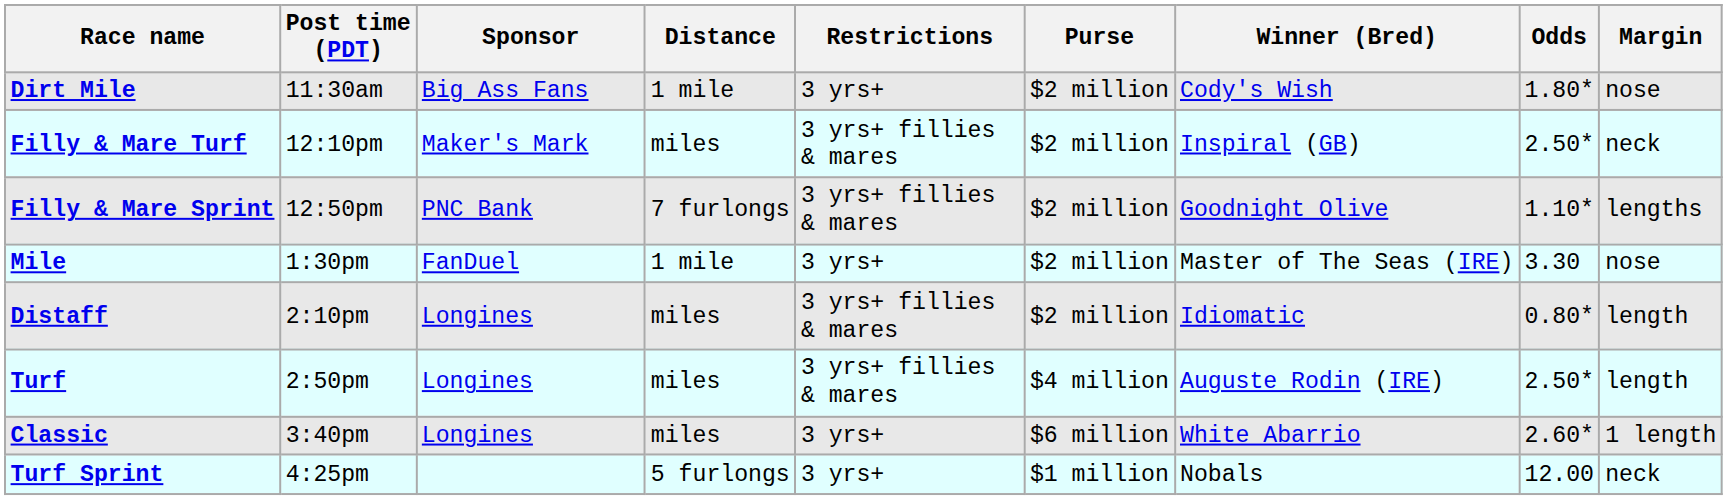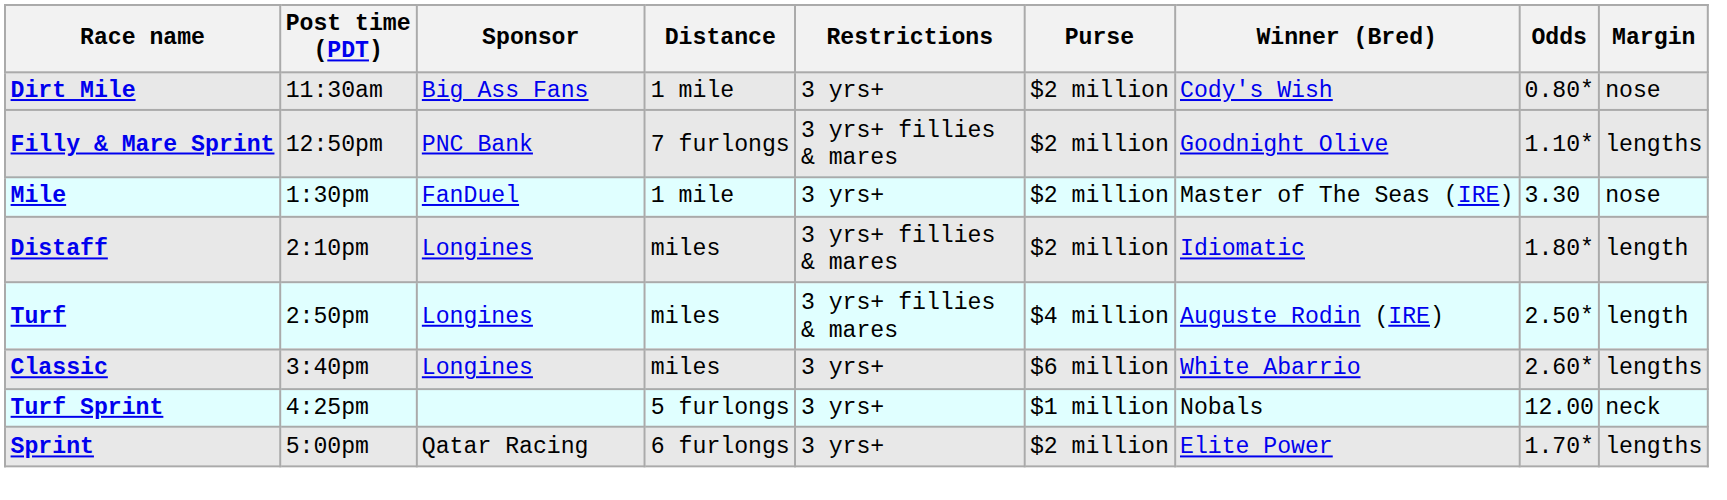(1559, 91) 1.80* -> (1559, 91) 0.80*
- row: (129, 144)
(1559, 316) 0.80* -> (1559, 249) 1.80*
(1661, 435) 1 length -> (1654, 369) lengths
+ row: (52, 446)
